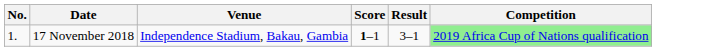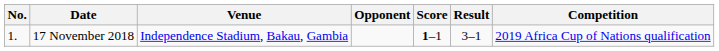+ column: (382, 14)
(541, 35) lightgreen background -> (603, 35) no background
